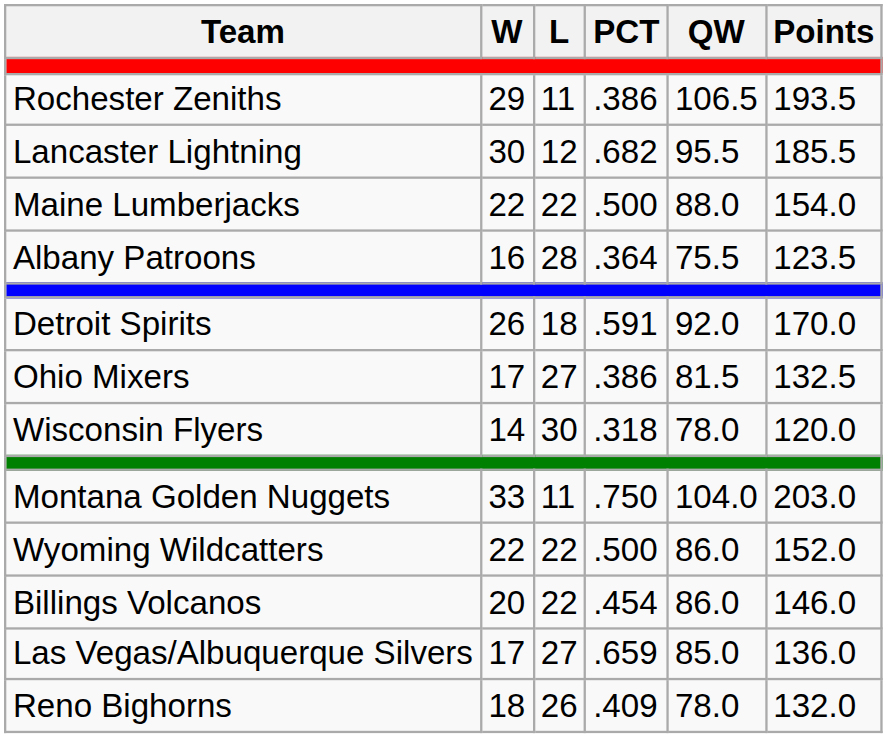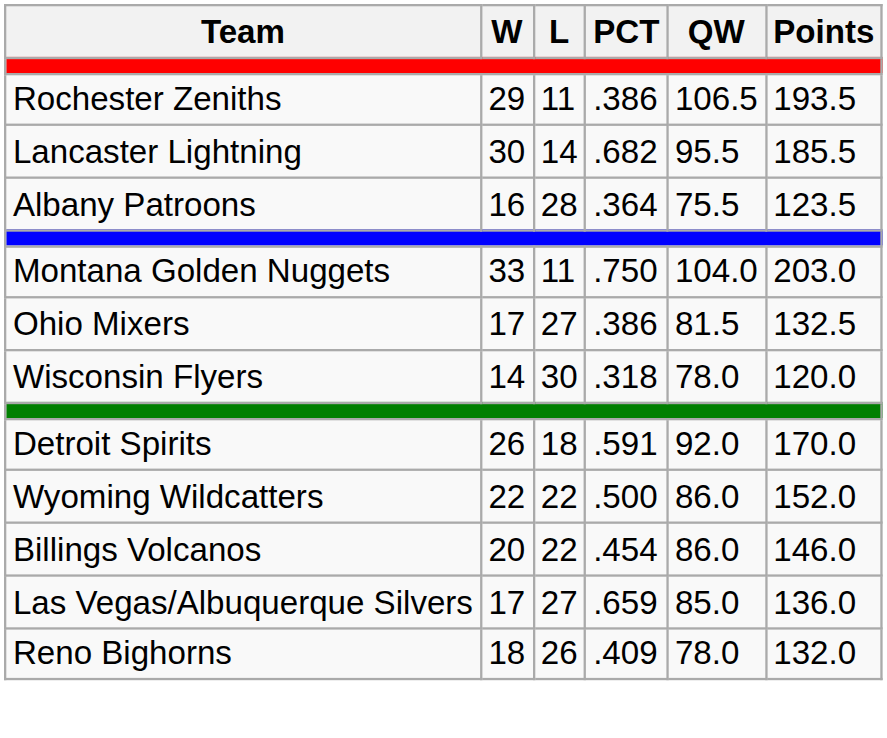(559, 152) 12 -> (559, 152) 14
- row: (156, 204)
rows swapped: (112, 324) <-> (202, 497)
